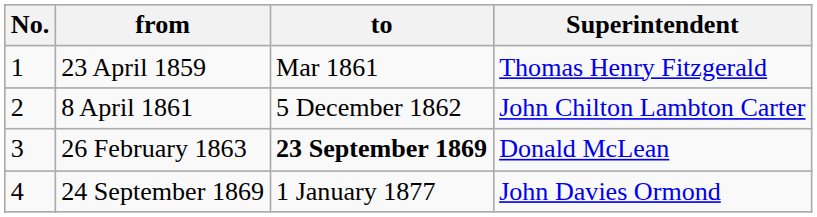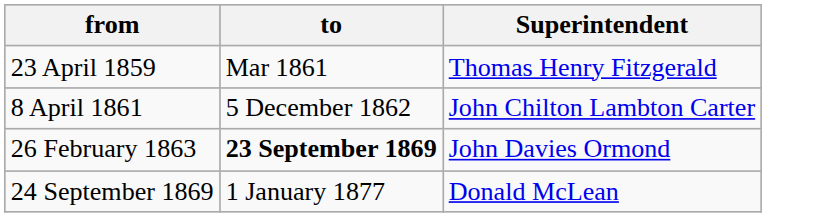- column: (30, 25)
(584, 149) Donald McLean -> (560, 149) John Davies Ormond
(610, 190) John Davies Ormond -> (534, 190) Donald McLean
